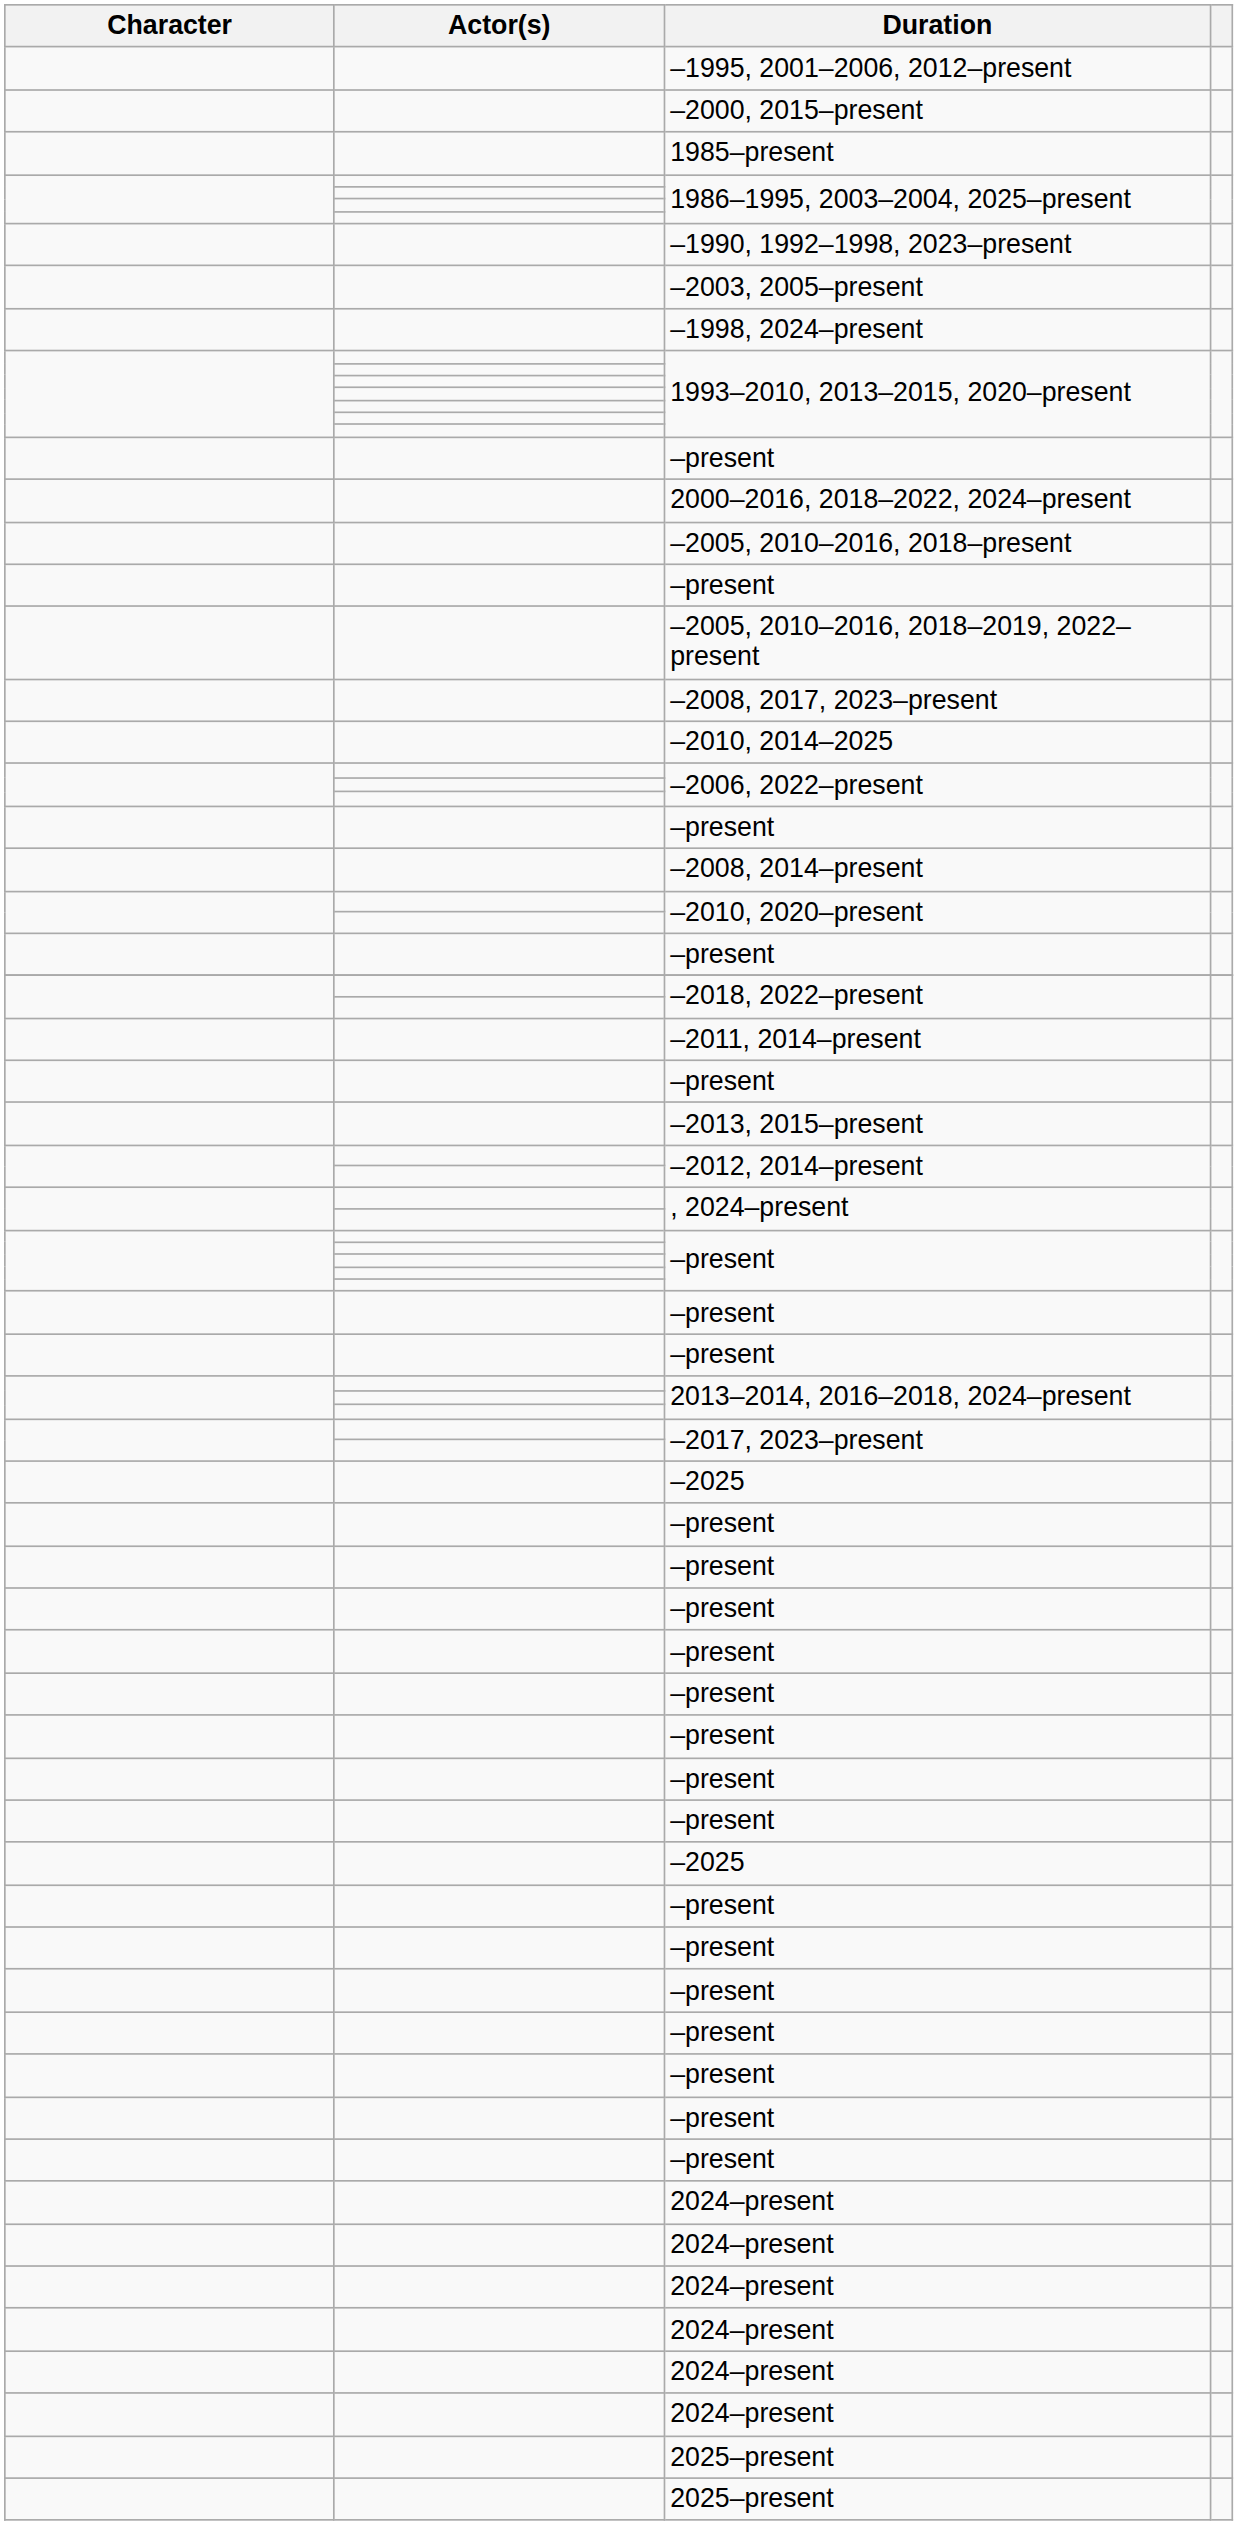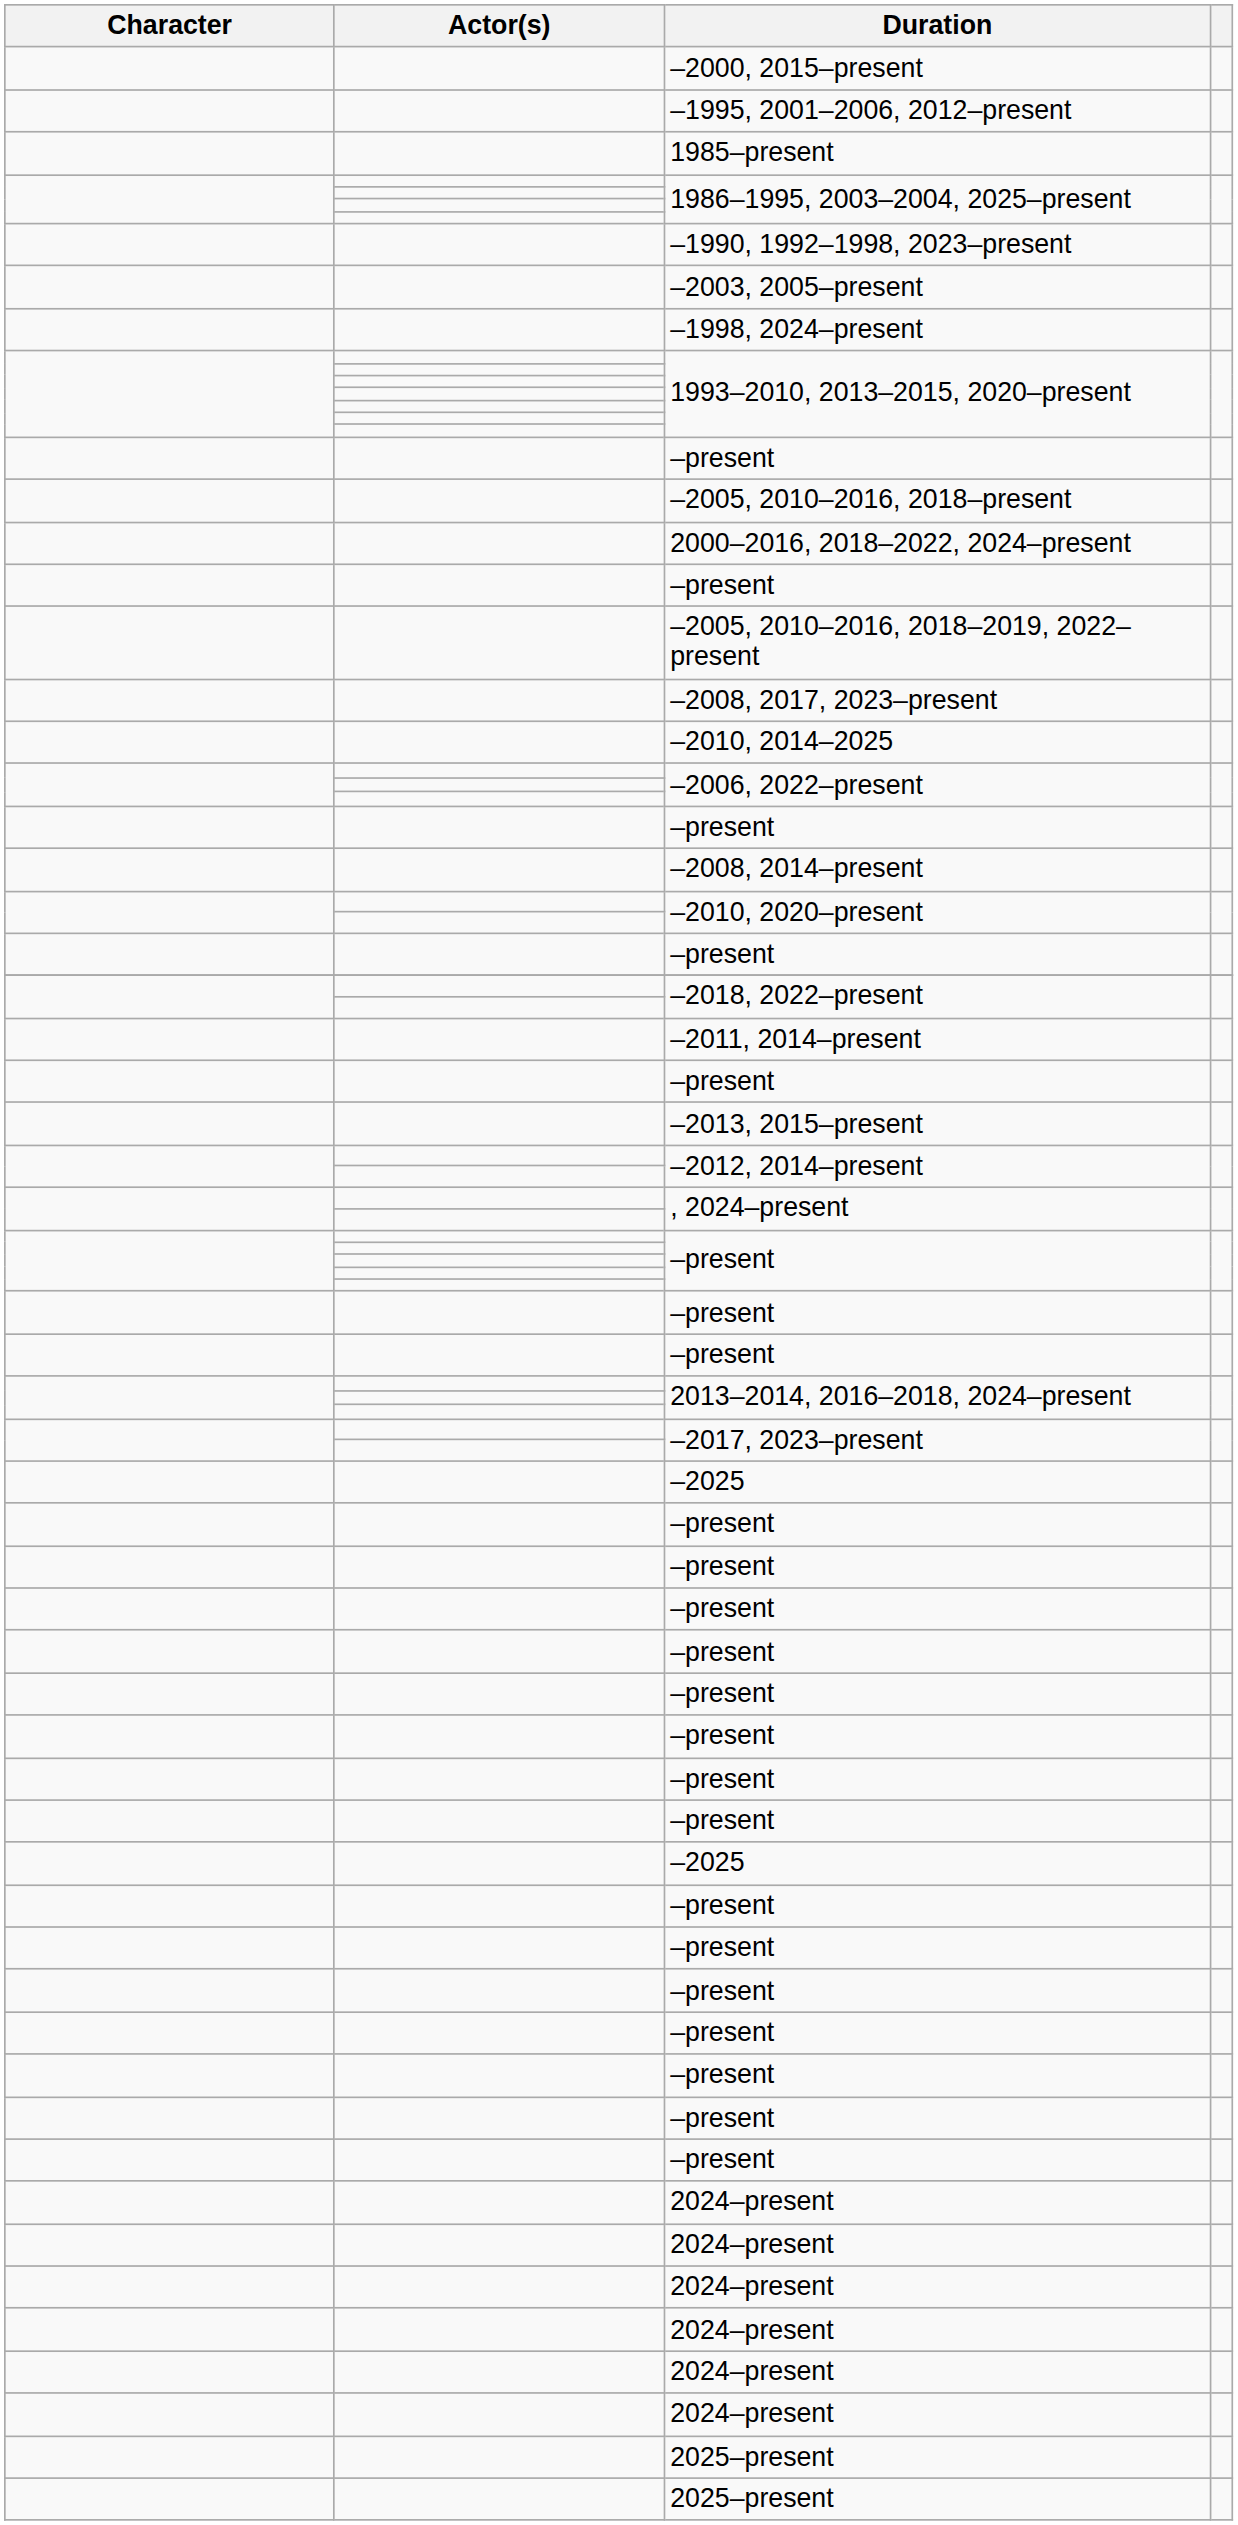rows swapped: (170, 111) <-> (170, 68)
rows swapped: (170, 543) <-> (170, 501)
